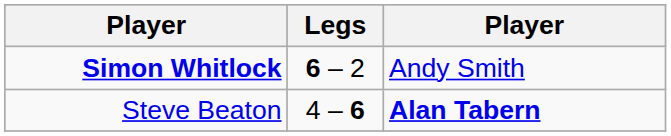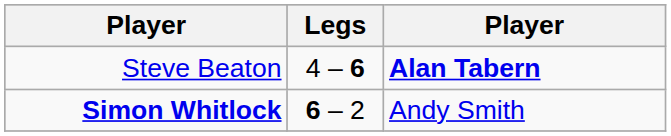rows swapped: (202, 109) <-> (182, 67)
